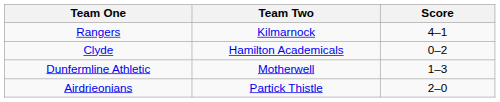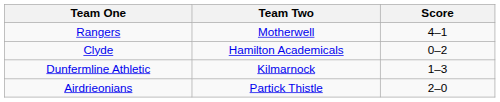(286, 32) Kilmarnock -> (286, 32) Motherwell
(286, 69) Motherwell -> (286, 69) Kilmarnock
